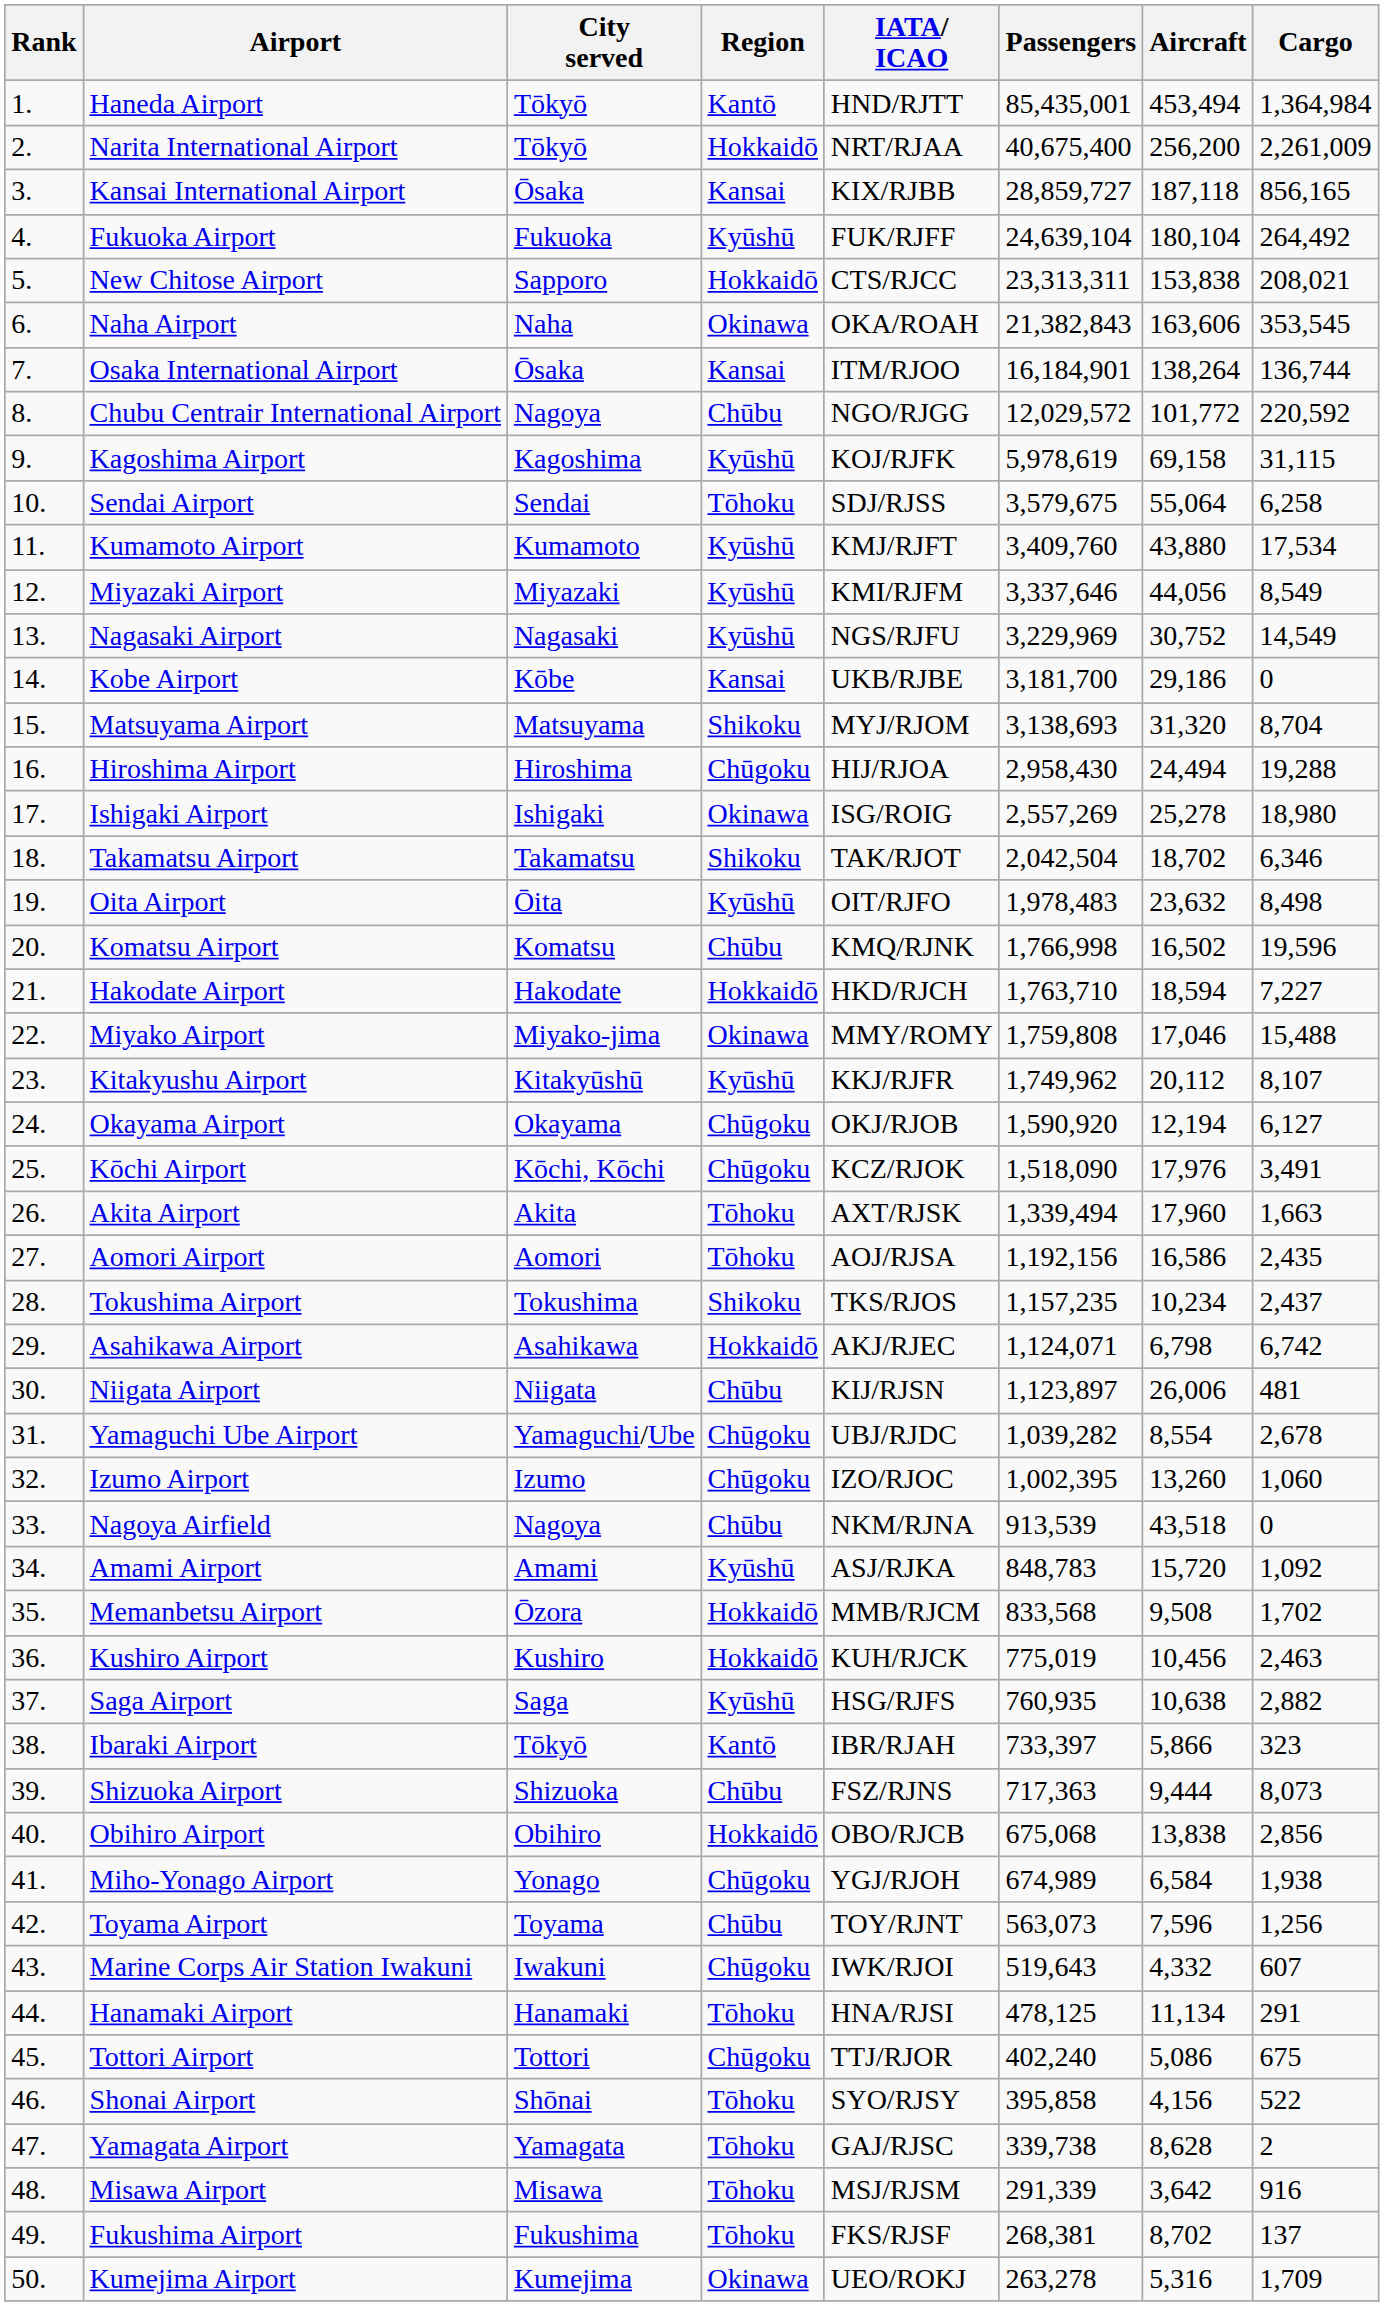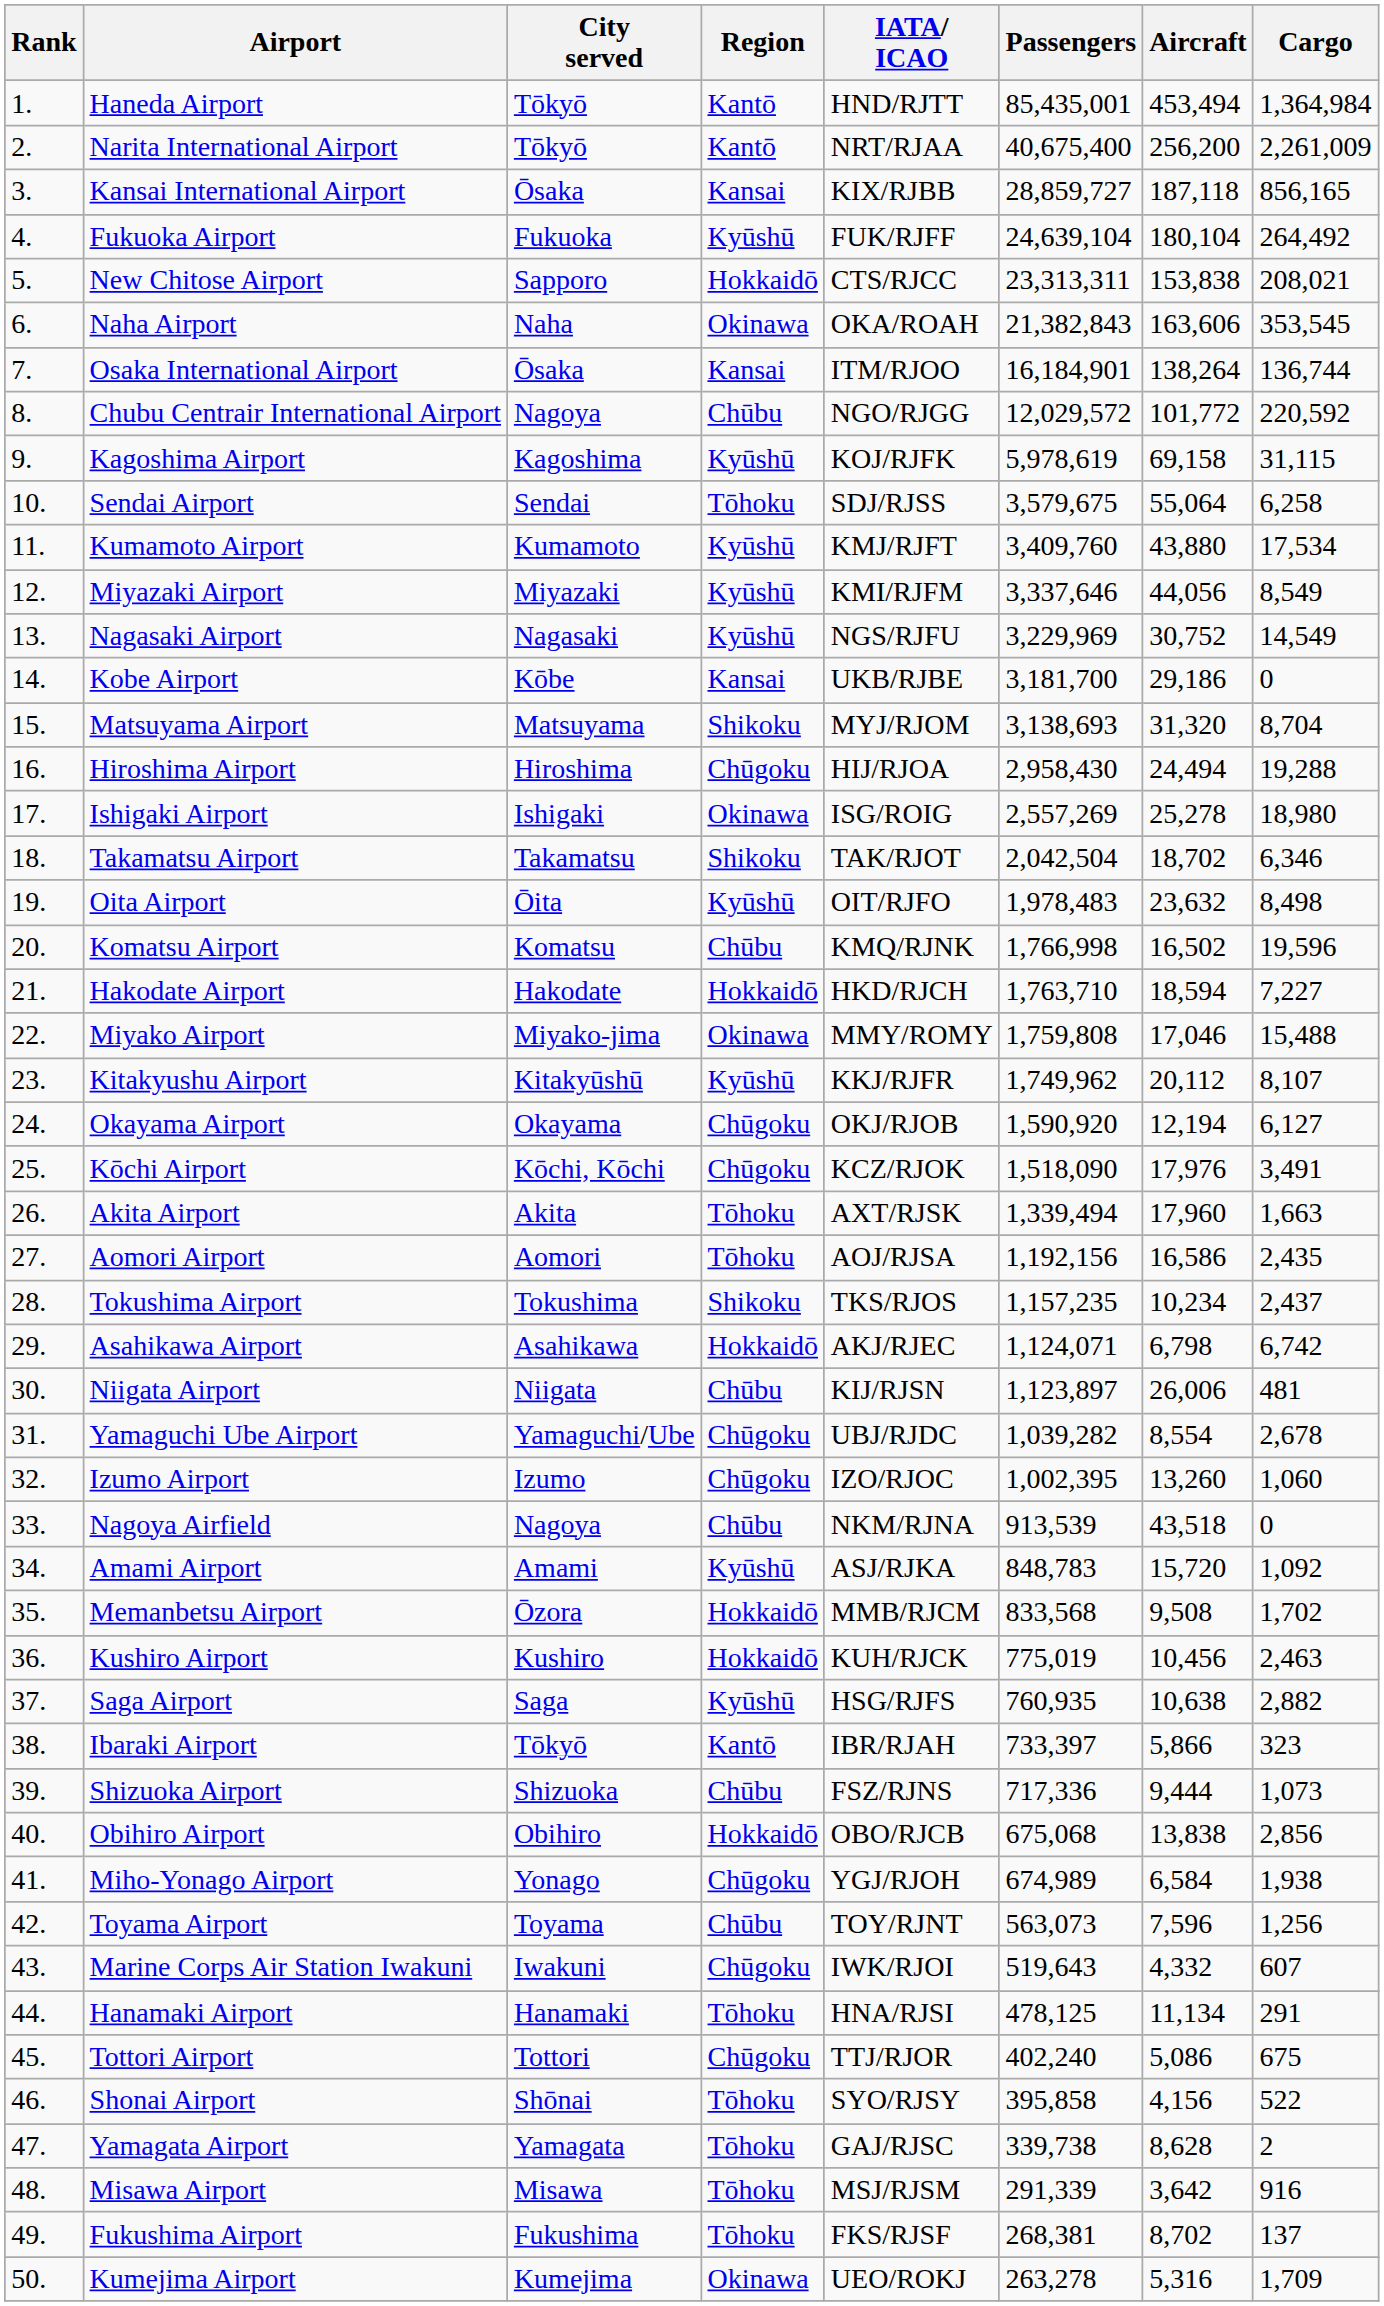(763, 147) Hokkaidō -> (742, 147) Kantō
(1051, 1790) 717,363 -> (1051, 1790) 717,336
(1291, 1790) 8,073 -> (1291, 1790) 1,073
